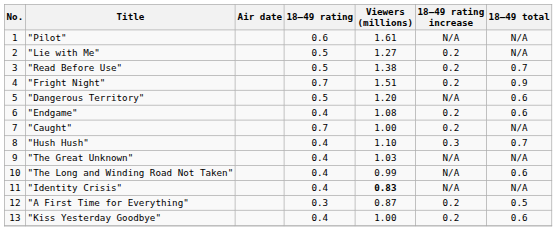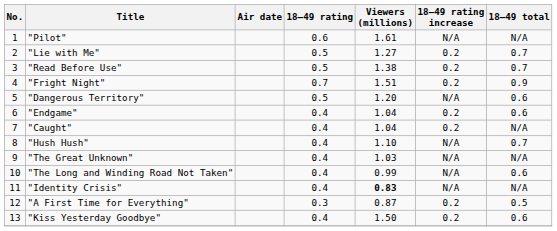(519, 53) N/A -> (519, 53) 0.7
(385, 113) 1.08 -> (385, 113) 1.04
(320, 128) 0.7 -> (320, 128) 0.4
(385, 128) 1.00 -> (385, 128) 1.04
(451, 143) 0.3 -> (451, 143) N/A
(385, 218) 1.00 -> (385, 218) 1.50
